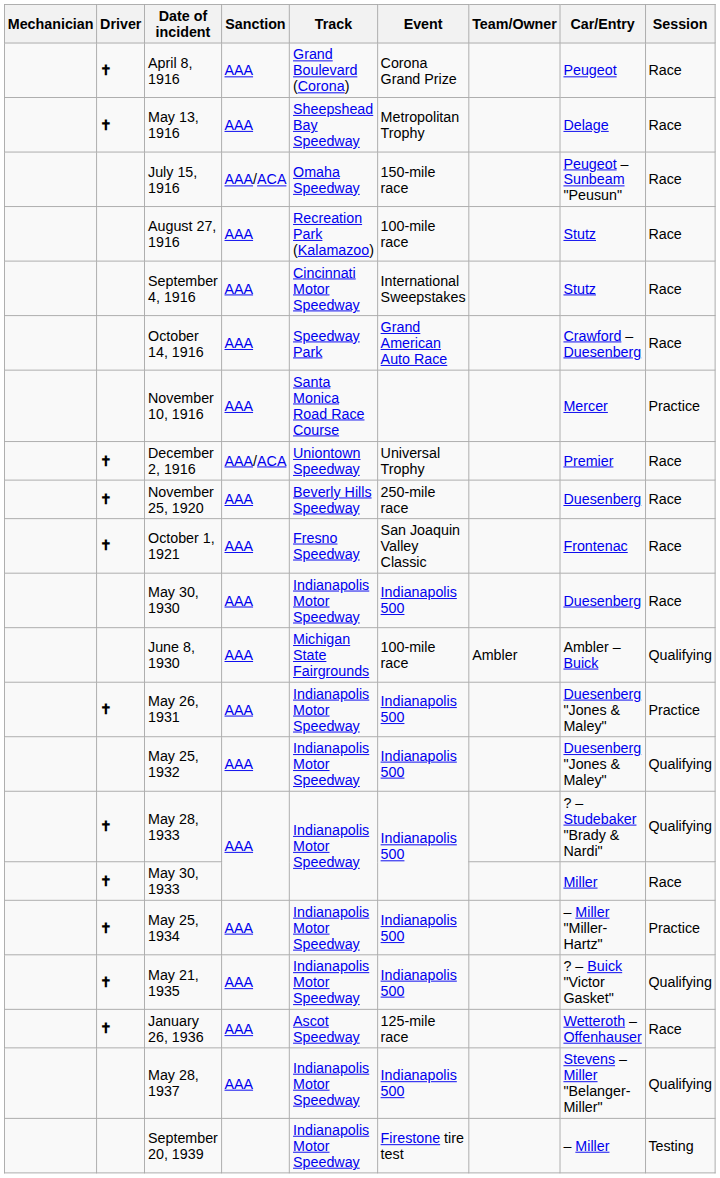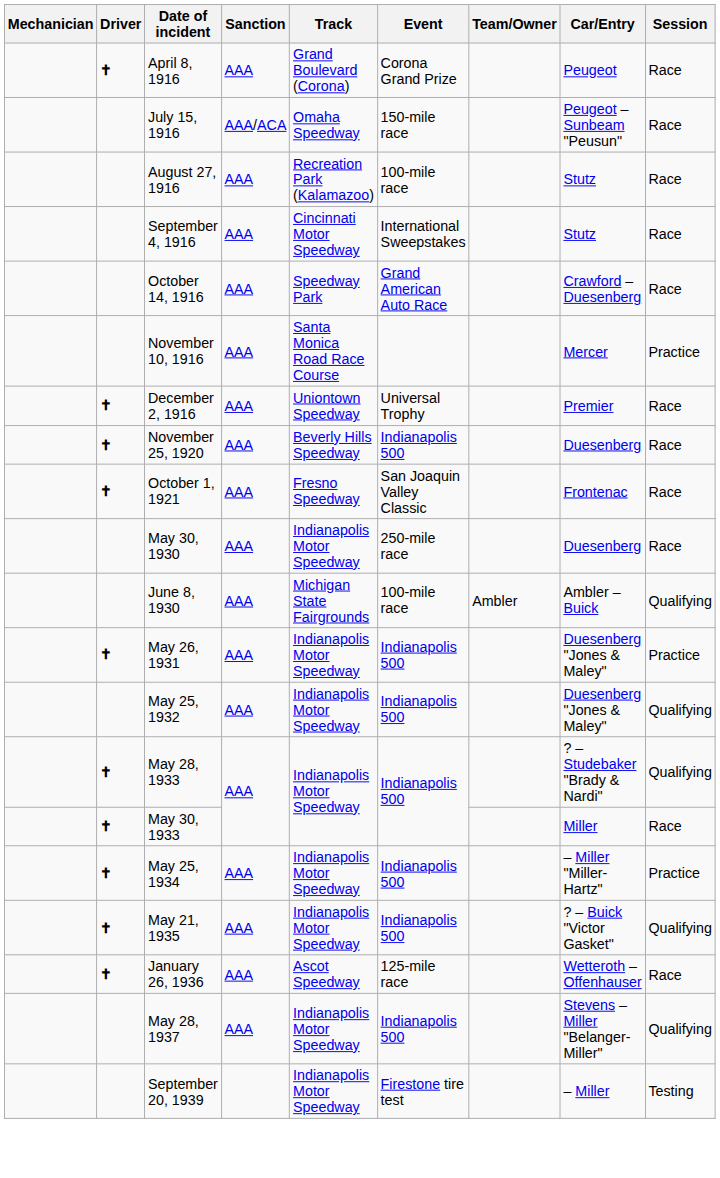- row: (173, 125)
(255, 461) AAA/ACA -> (239, 406) AAA
(408, 499) 250-mile race -> (419, 445) Indianapolis 500
(419, 600) Indianapolis 500 -> (408, 546) 250-mile race
